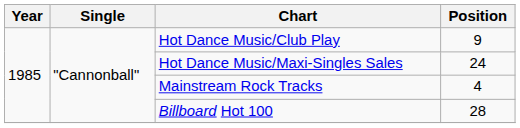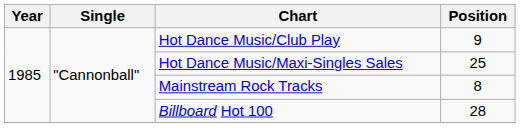(478, 63) 24 -> (478, 63) 25
(478, 87) 4 -> (478, 87) 8
